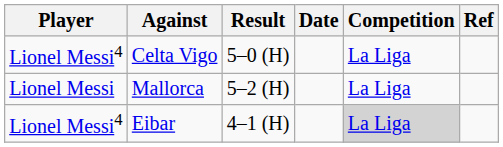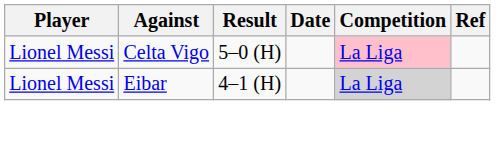(66, 54) Lionel Messi4 -> (62, 52) Lionel Messi
(379, 54) no background -> (371, 52) pink background
- row: (168, 89)
(66, 123) Lionel Messi4 -> (62, 83) Lionel Messi
